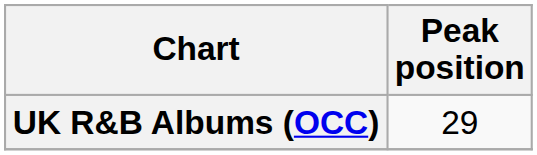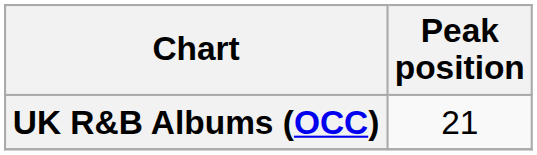(460, 121) 29 -> (460, 121) 21
